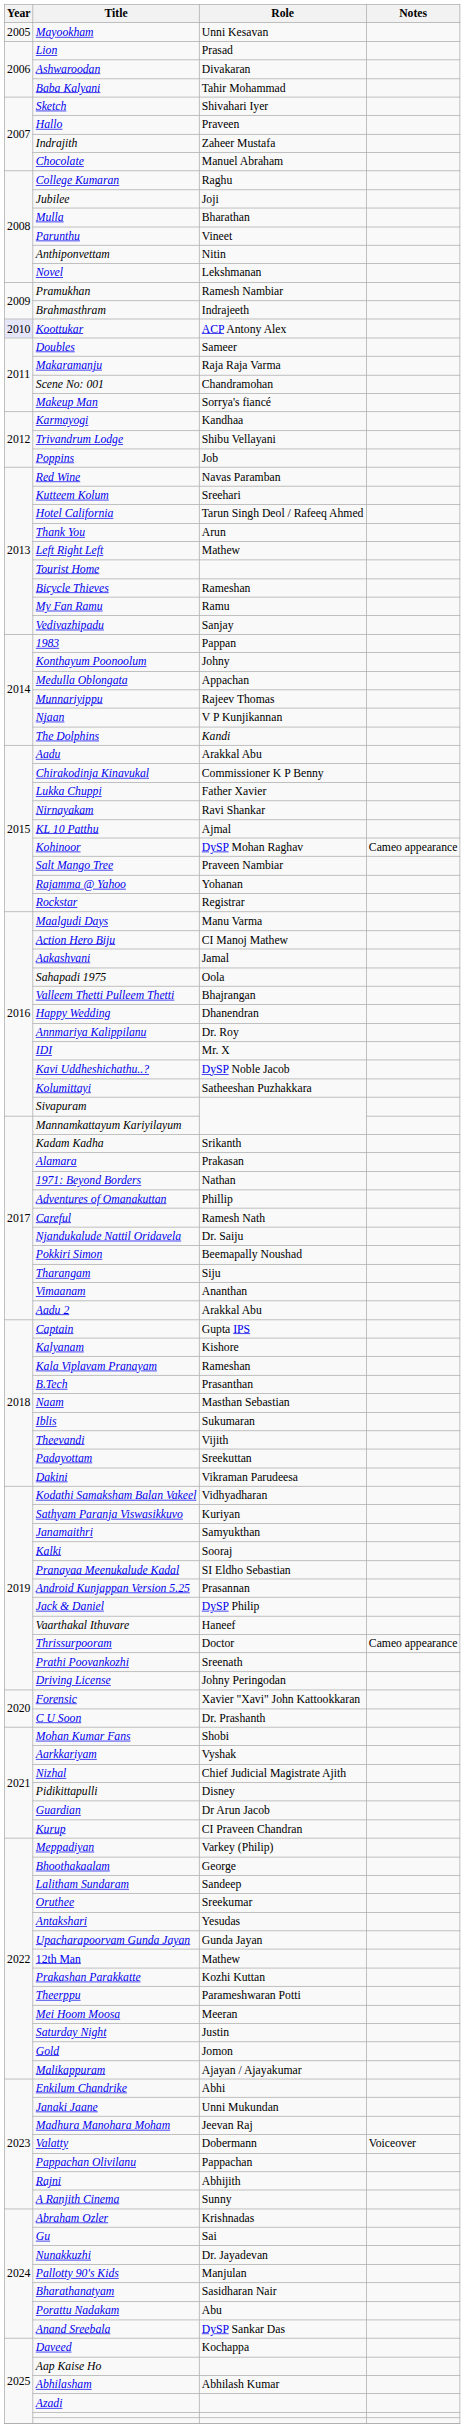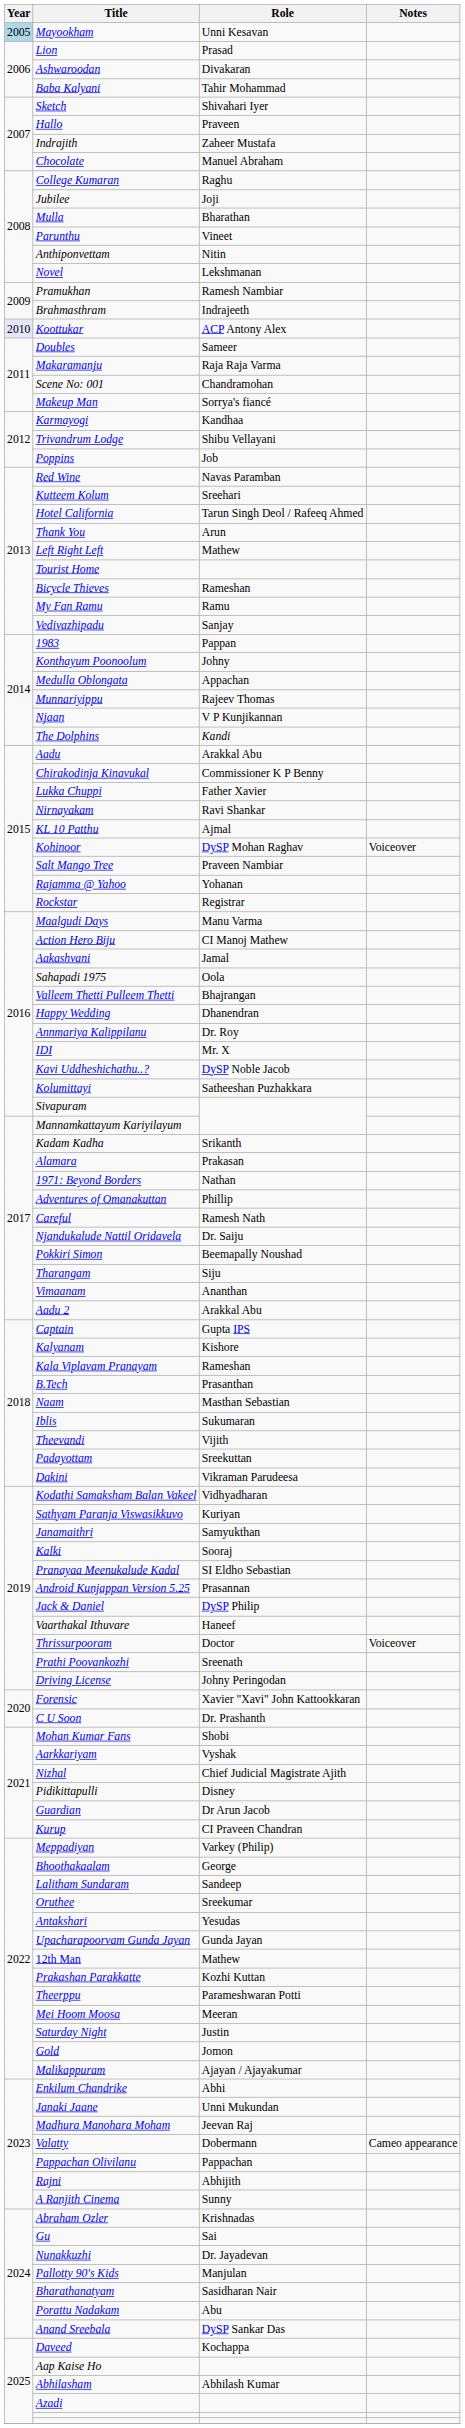(19, 32) no background -> (19, 32) lightblue background
(413, 847) Cameo appearance -> (392, 847) Voiceover
(413, 1643) Cameo appearance -> (392, 1643) Voiceover
(392, 2143) Voiceover -> (413, 2143) Cameo appearance
